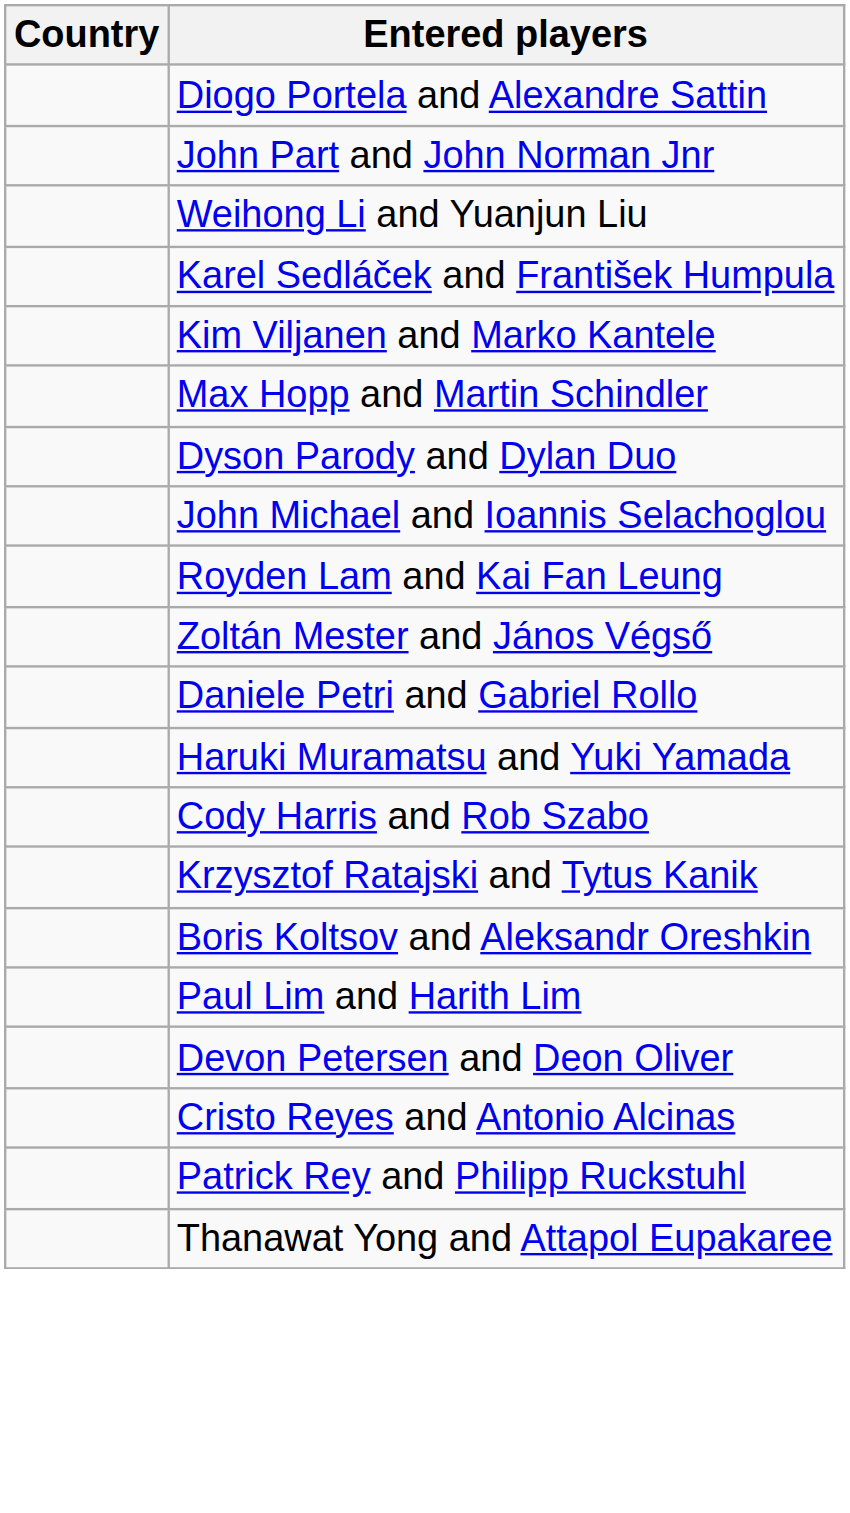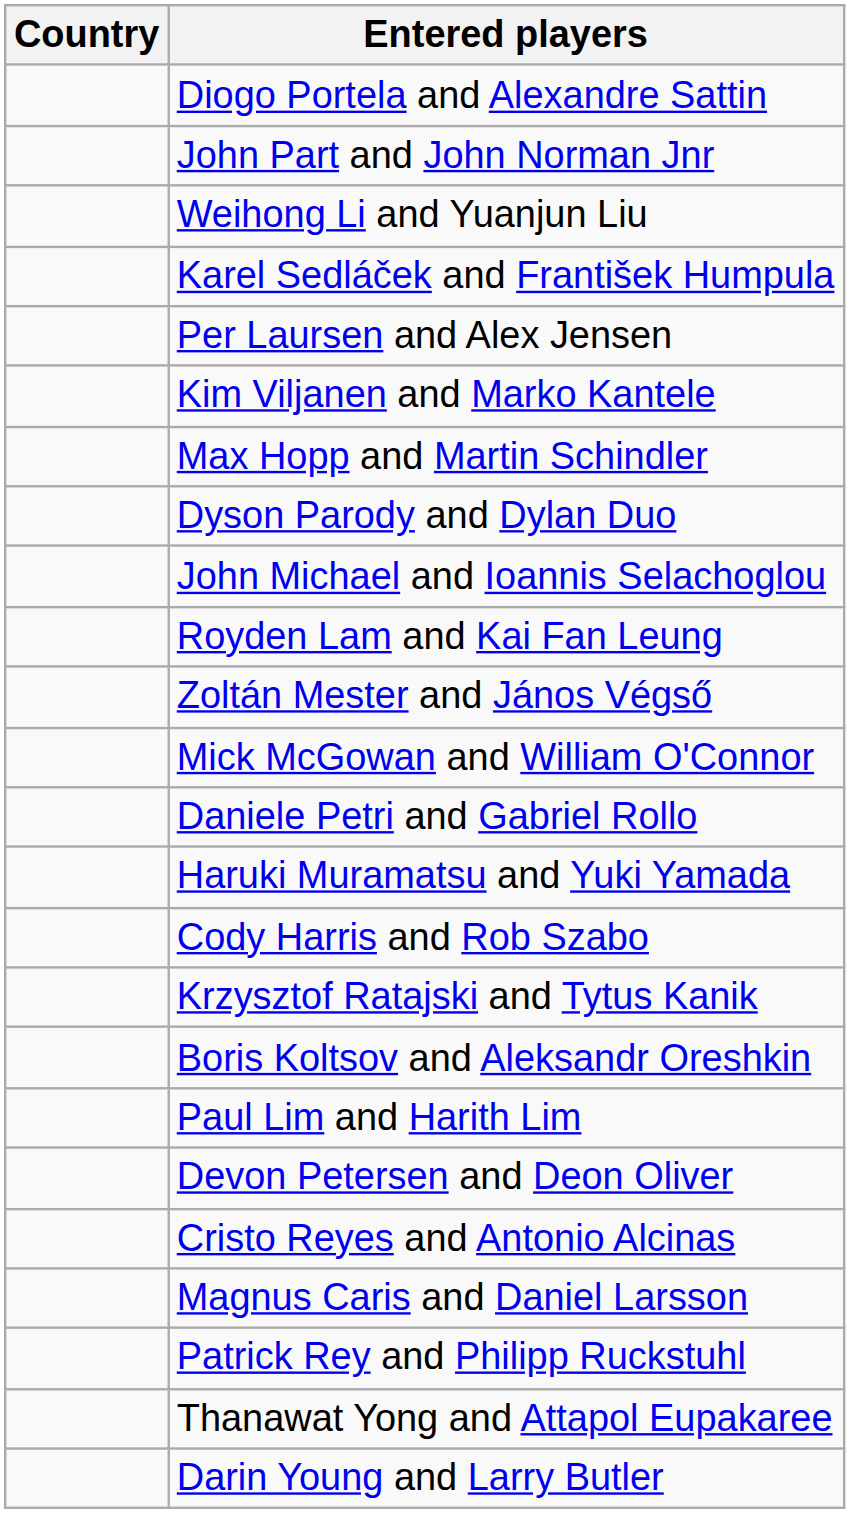+ row: (424, 335)
+ row: (495, 756)
+ row: (462, 1297)
+ row: (420, 1477)
